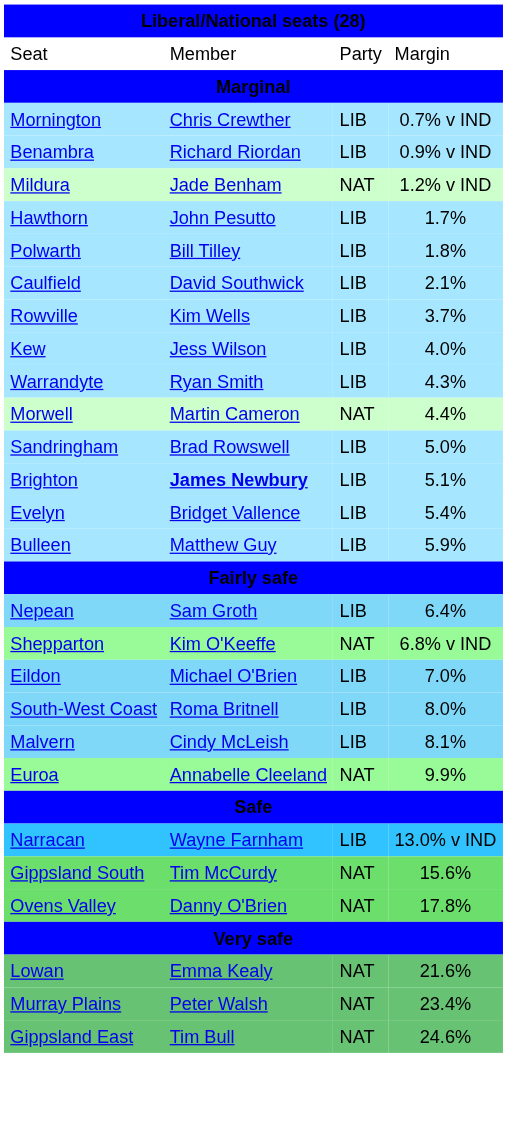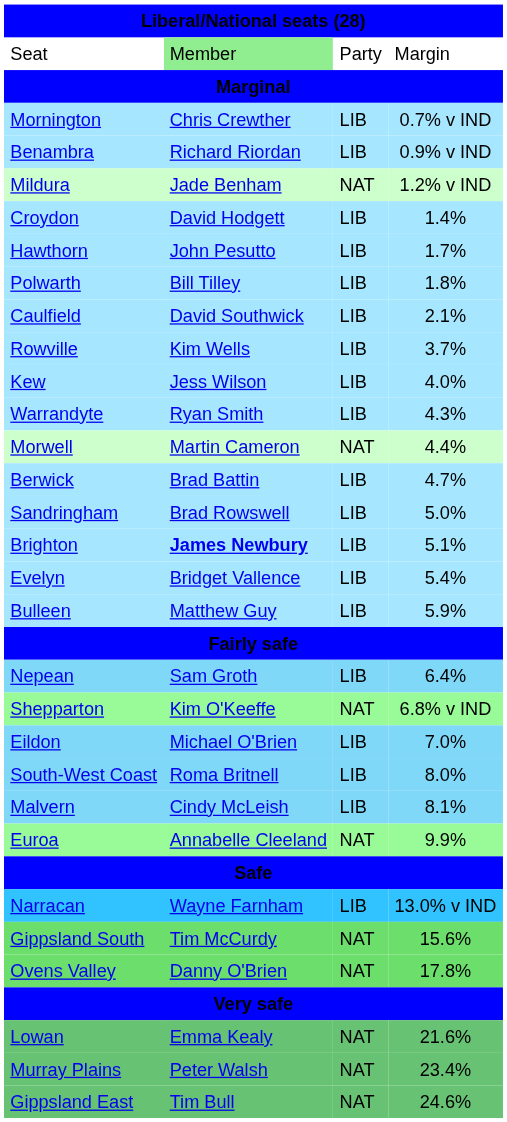(203, 53) no background -> (203, 53) lightgreen background
+ row: (45, 217)
+ row: (42, 479)
